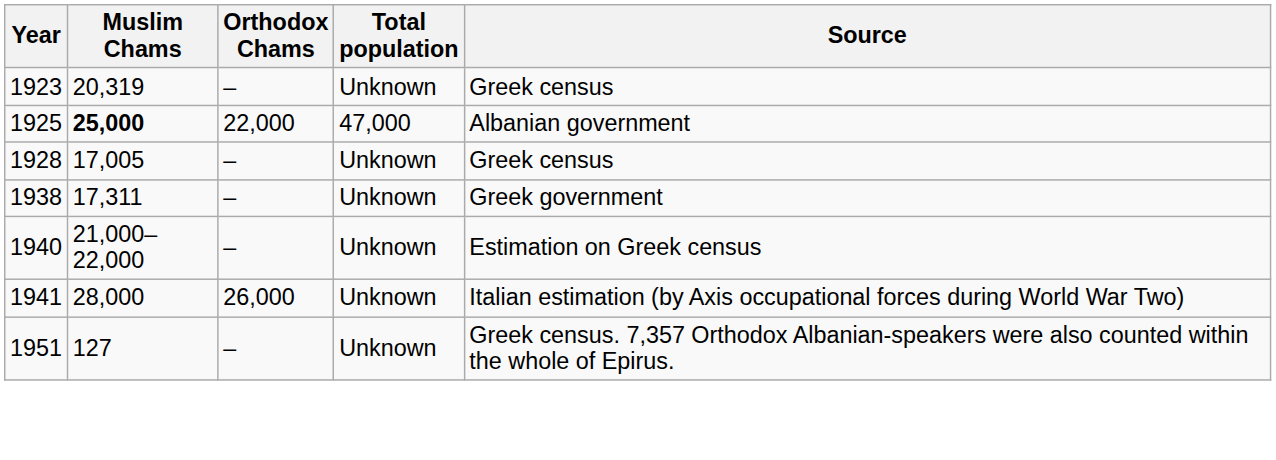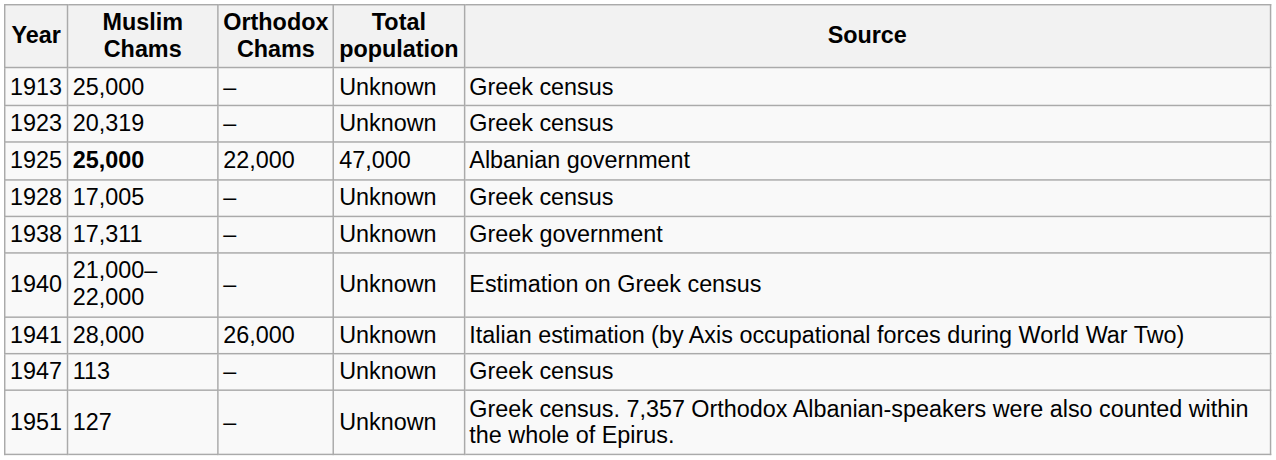+ row: (36, 86)
+ row: (36, 371)
